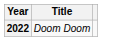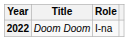+ column: (106, 12)
